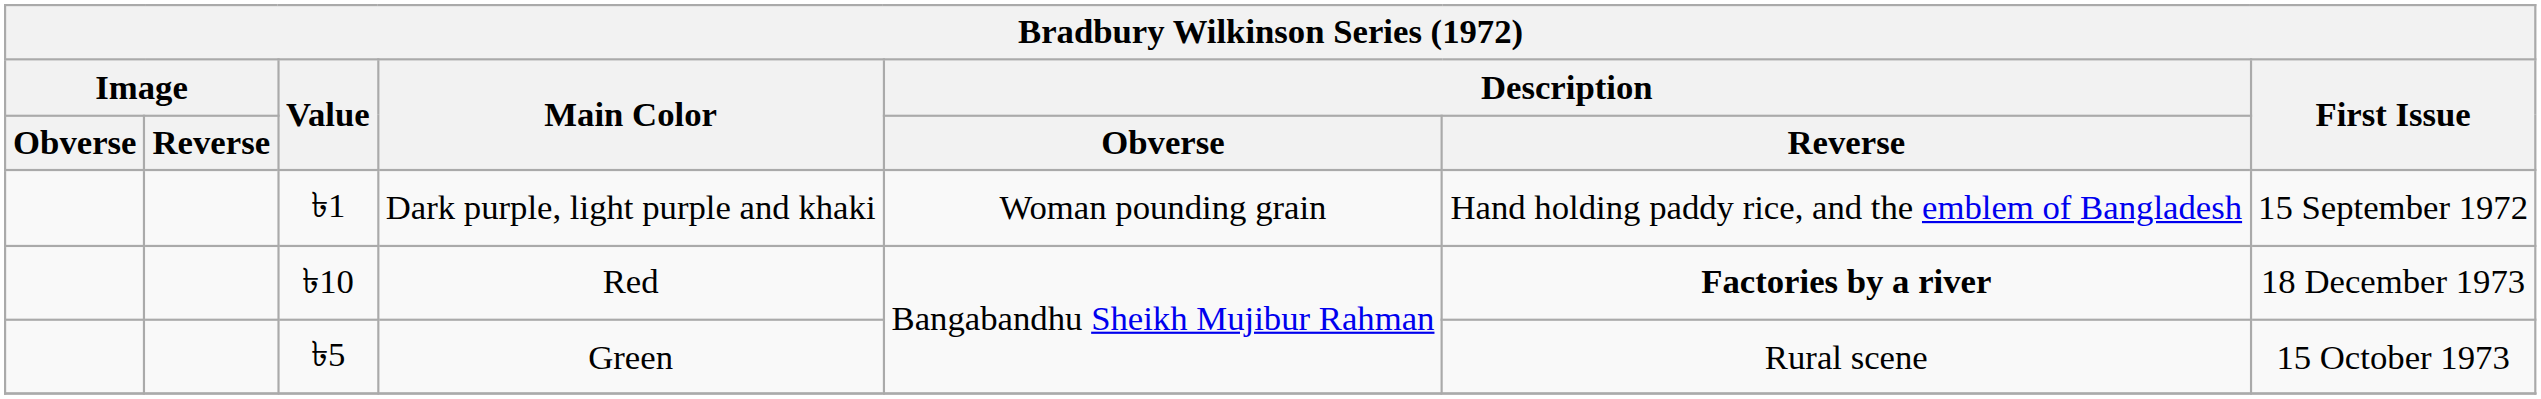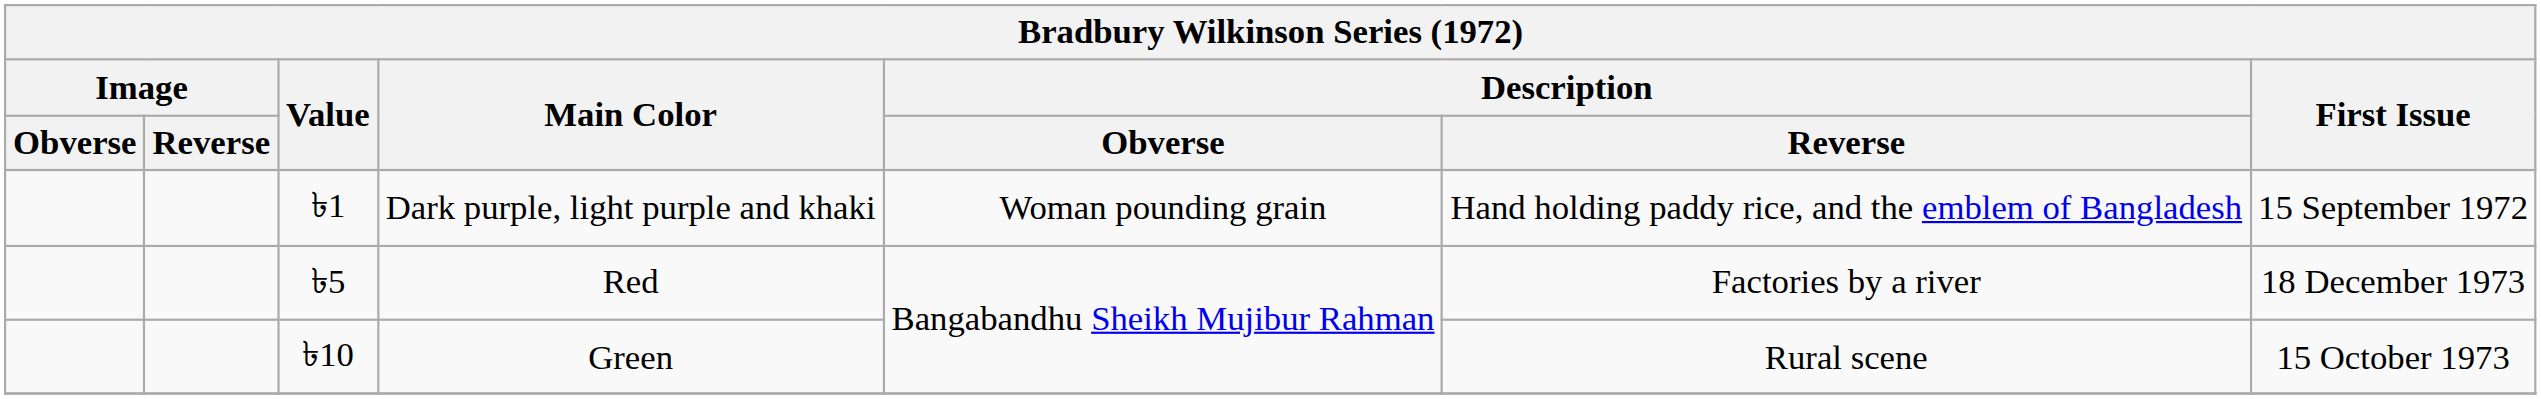(328, 280) ৳10 -> (328, 280) ৳5
(1846, 281) bold -> (1846, 281) normal
(328, 355) ৳5 -> (328, 355) ৳10
